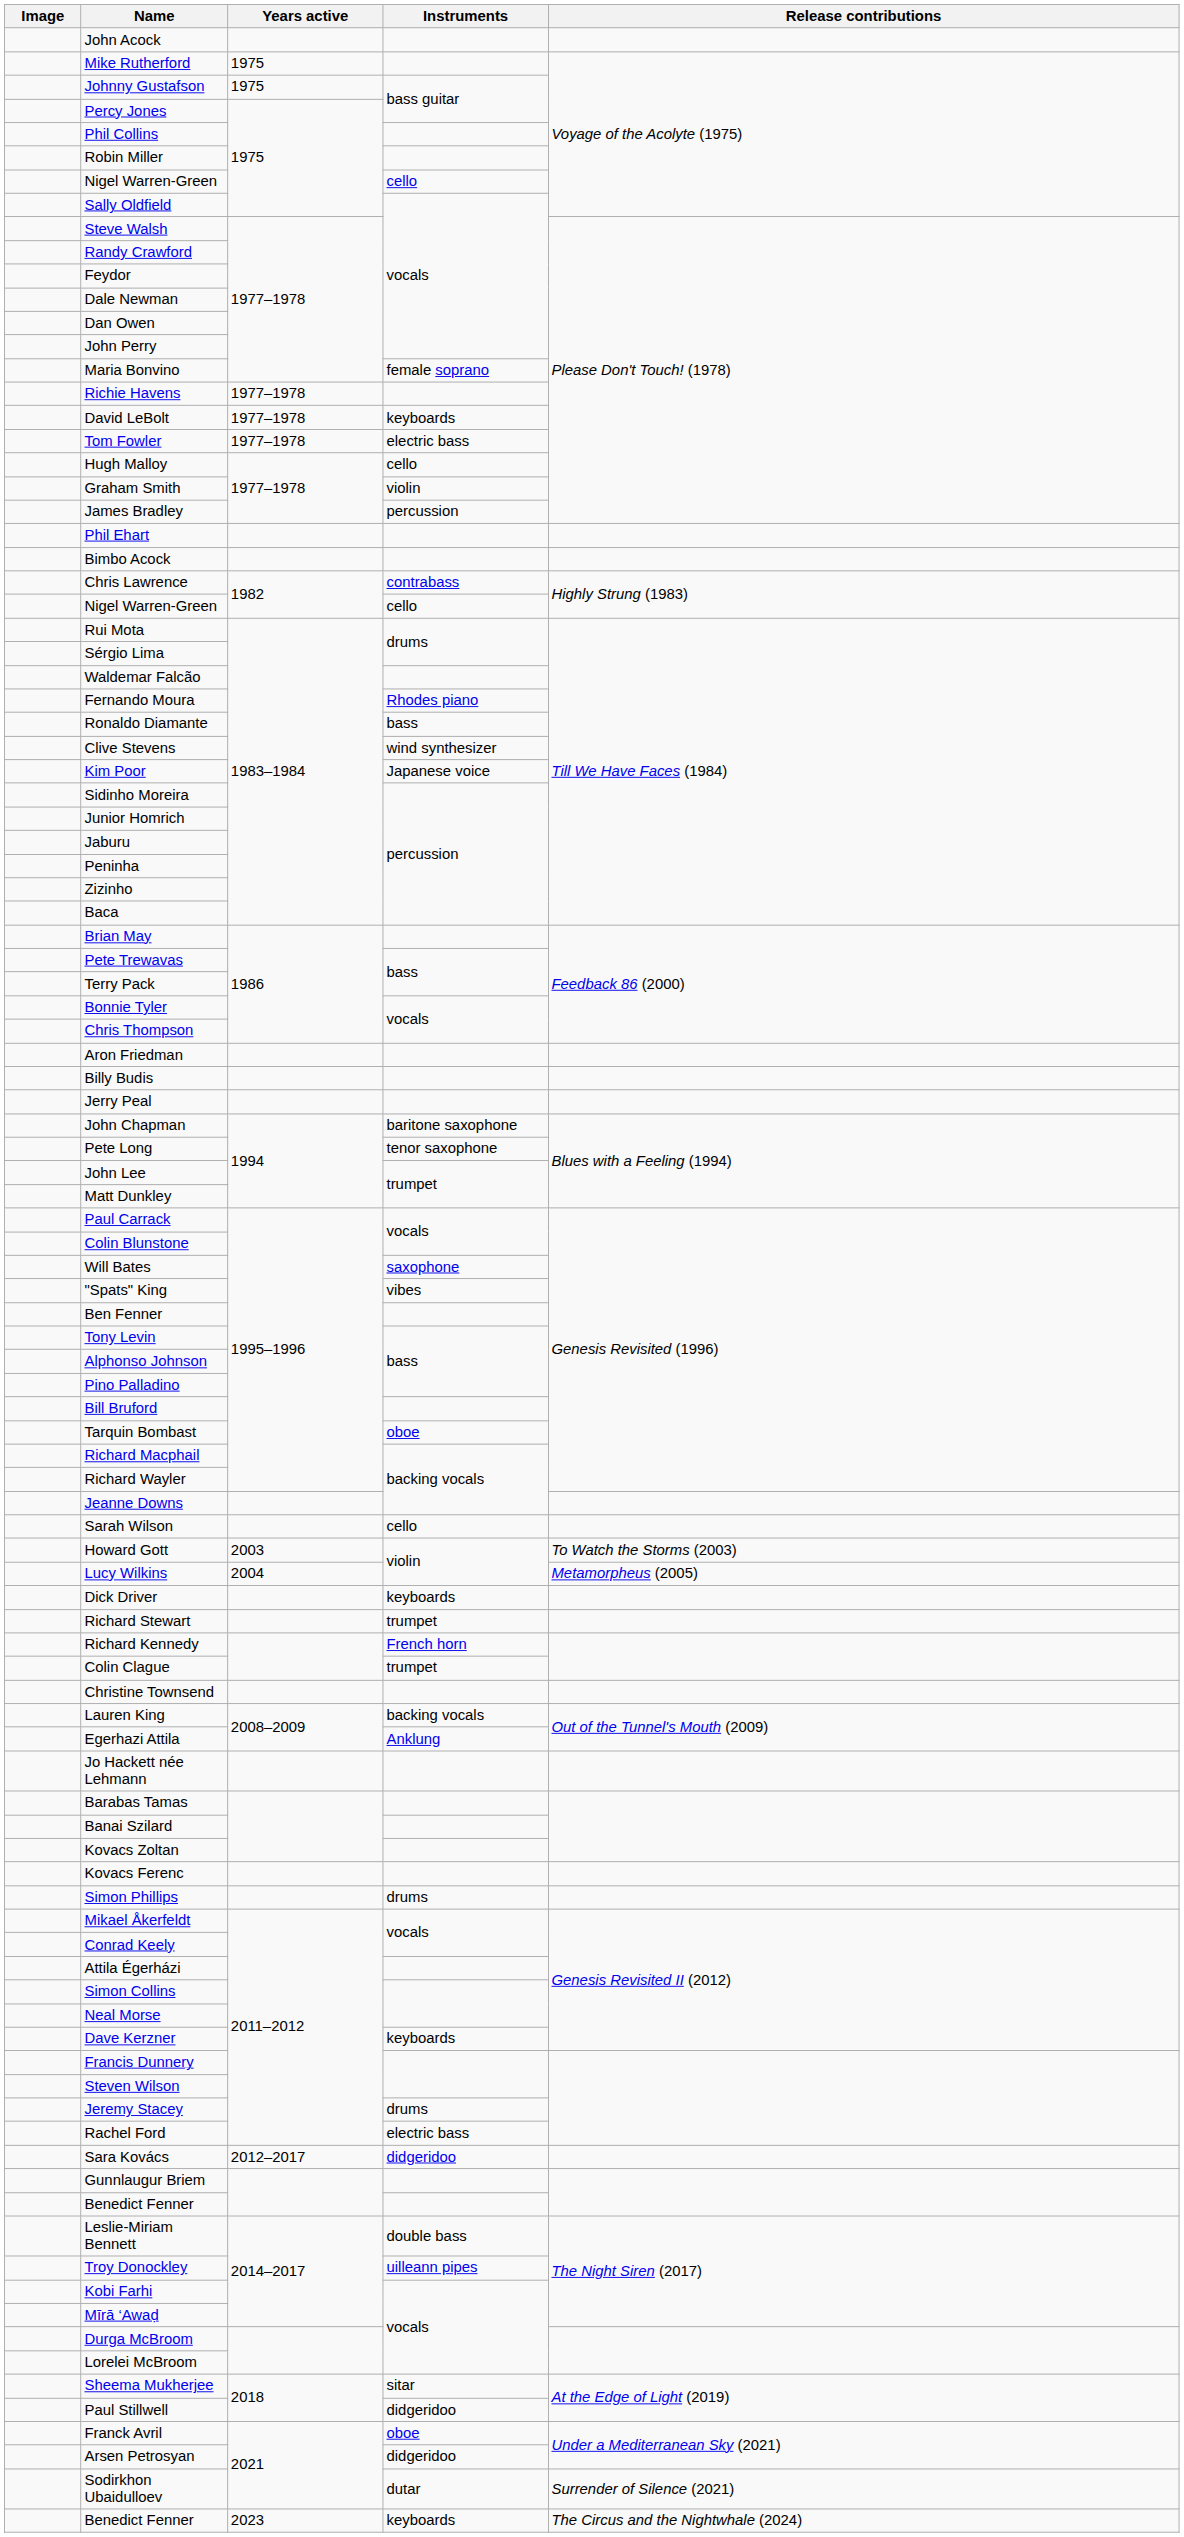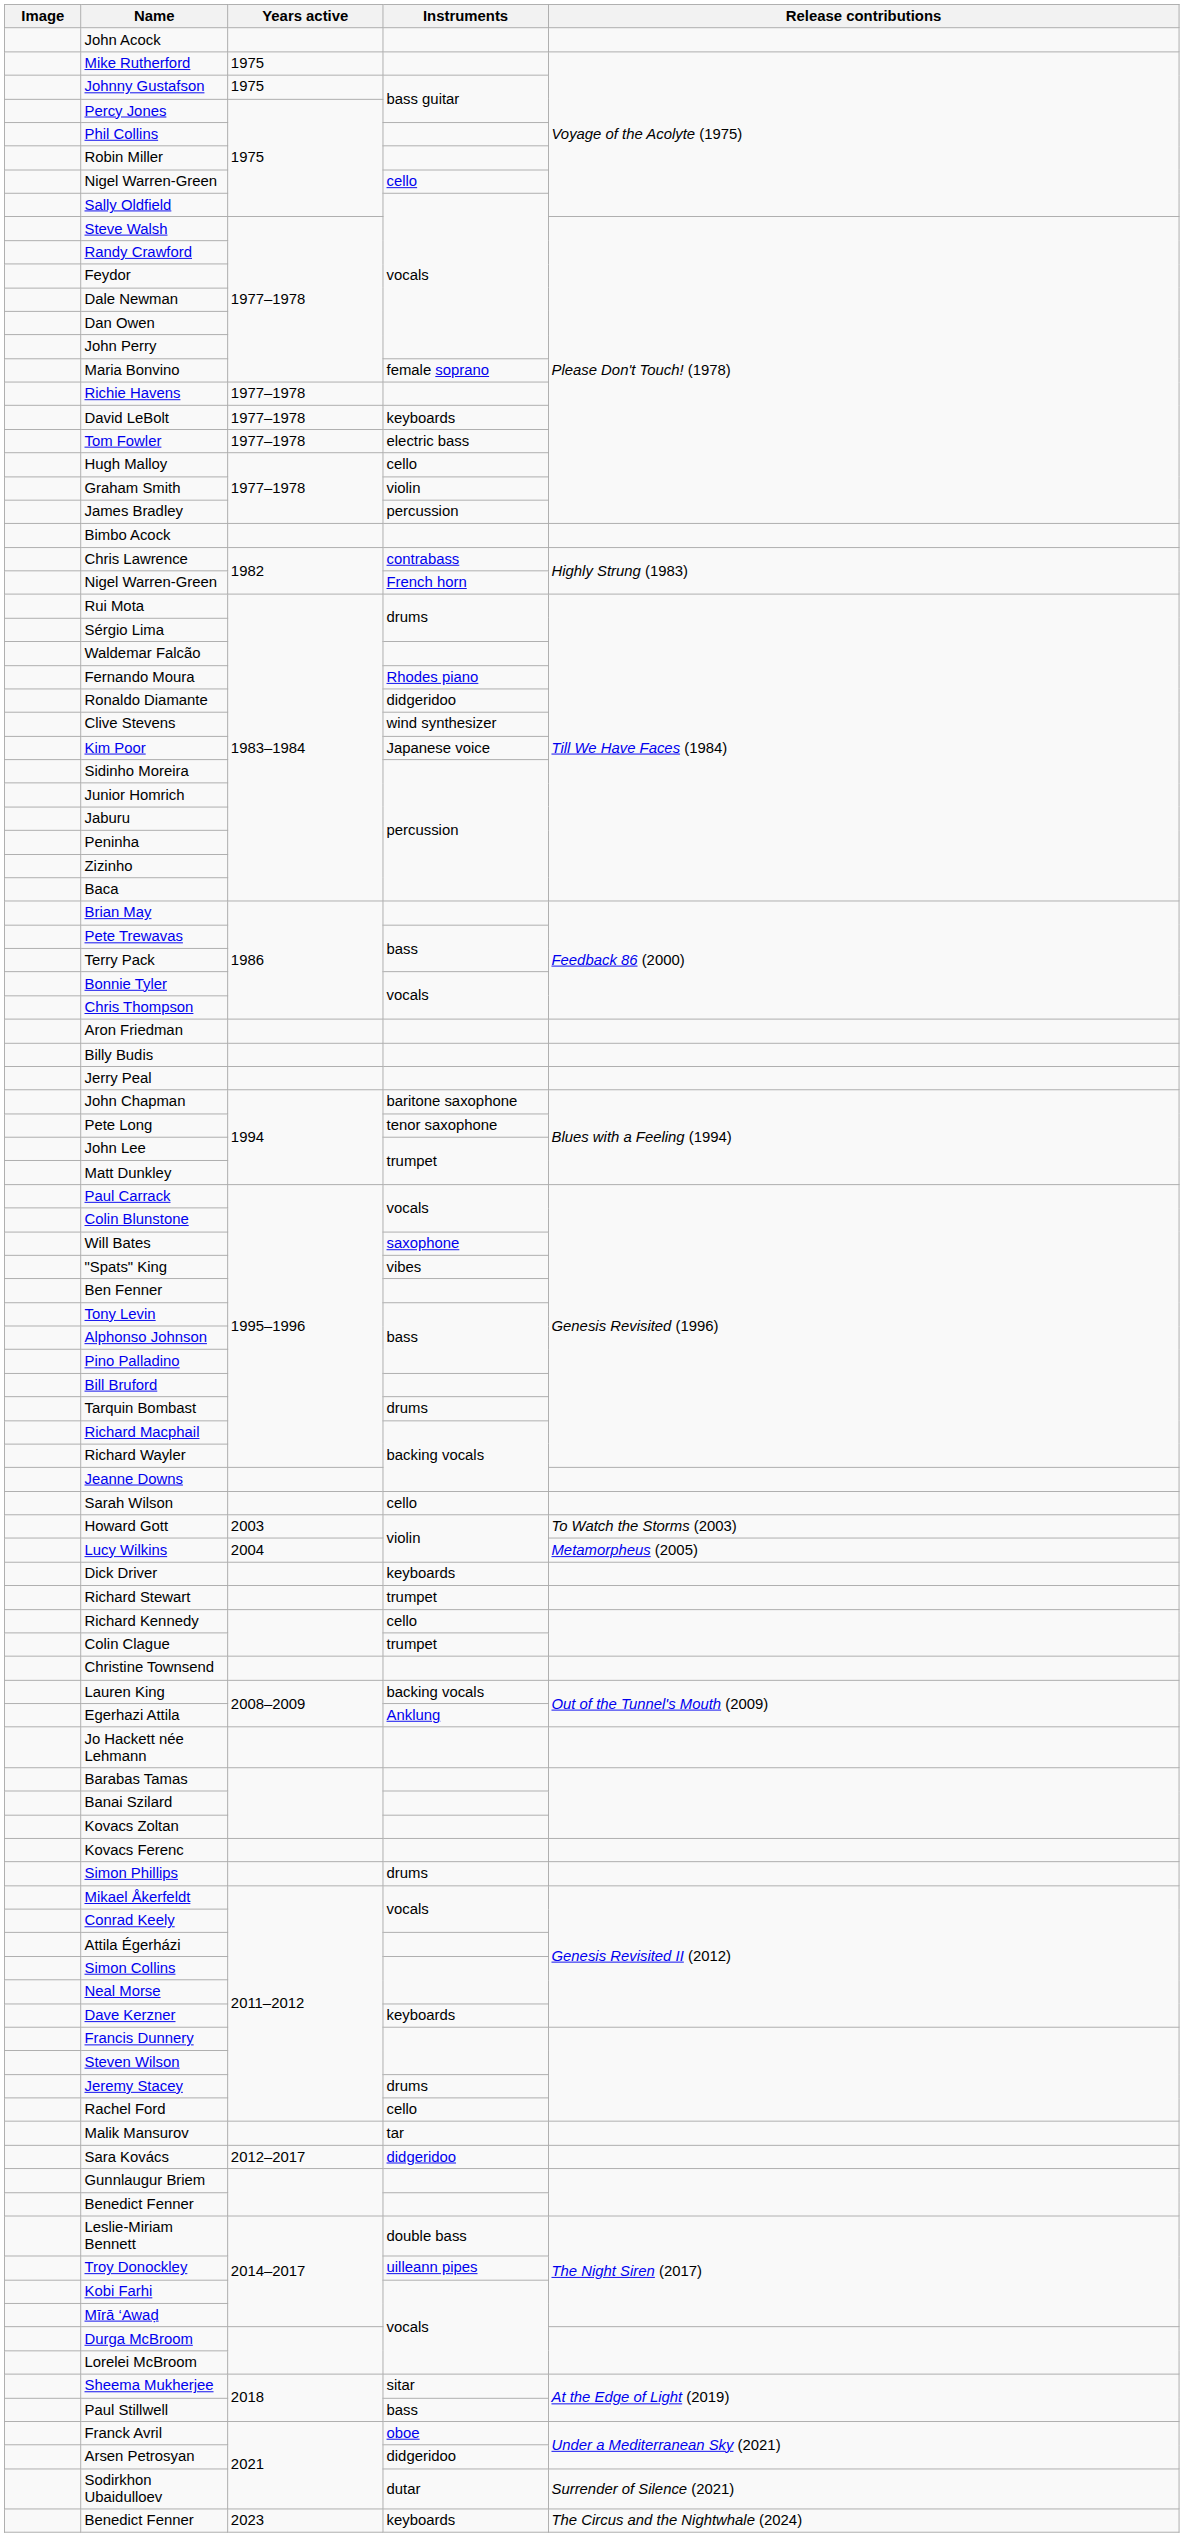- row: (117, 535)
(402, 606) cello -> (427, 582) French horn
(402, 724) bass -> (421, 700) didgeridoo
(403, 1432) oboe -> (407, 1408) drums
(427, 1644) French horn -> (402, 1621) cello
(428, 2133) electric bass -> (402, 2109) cello
+ row: (137, 2133)
(421, 2409) didgeridoo -> (402, 2409) bass
